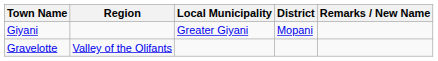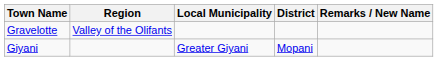rows swapped: (32, 48) <-> (22, 31)
